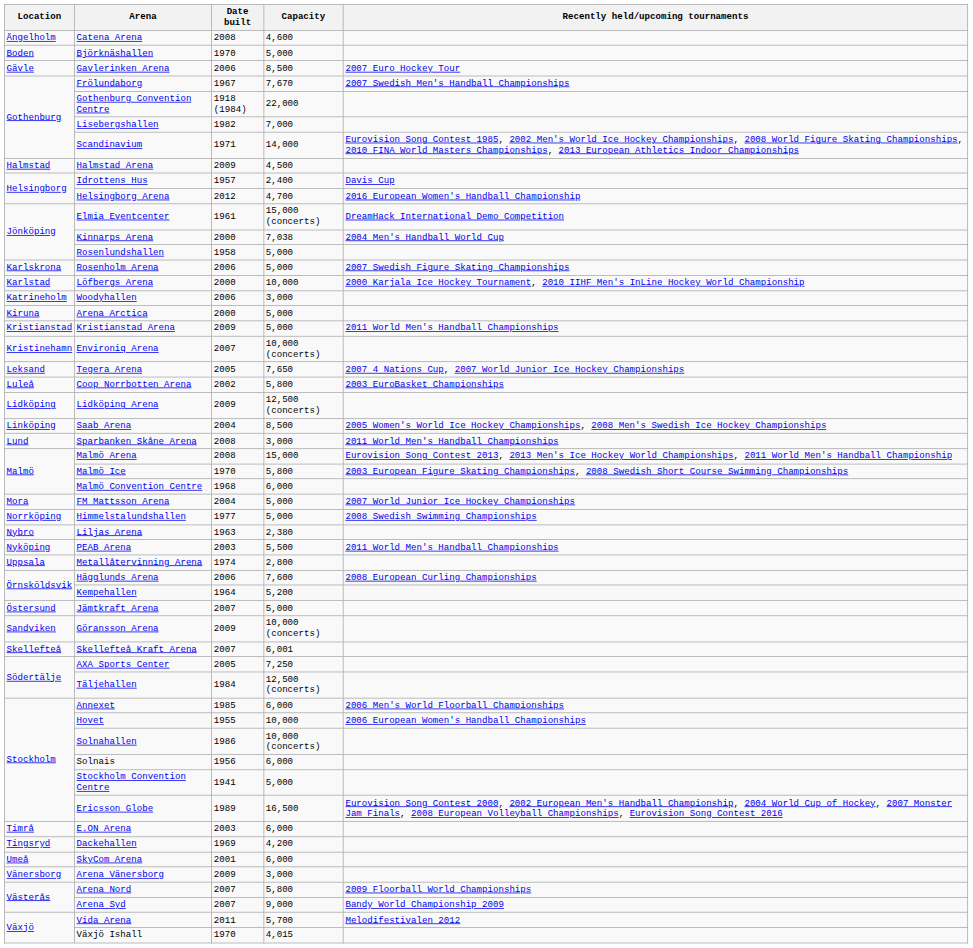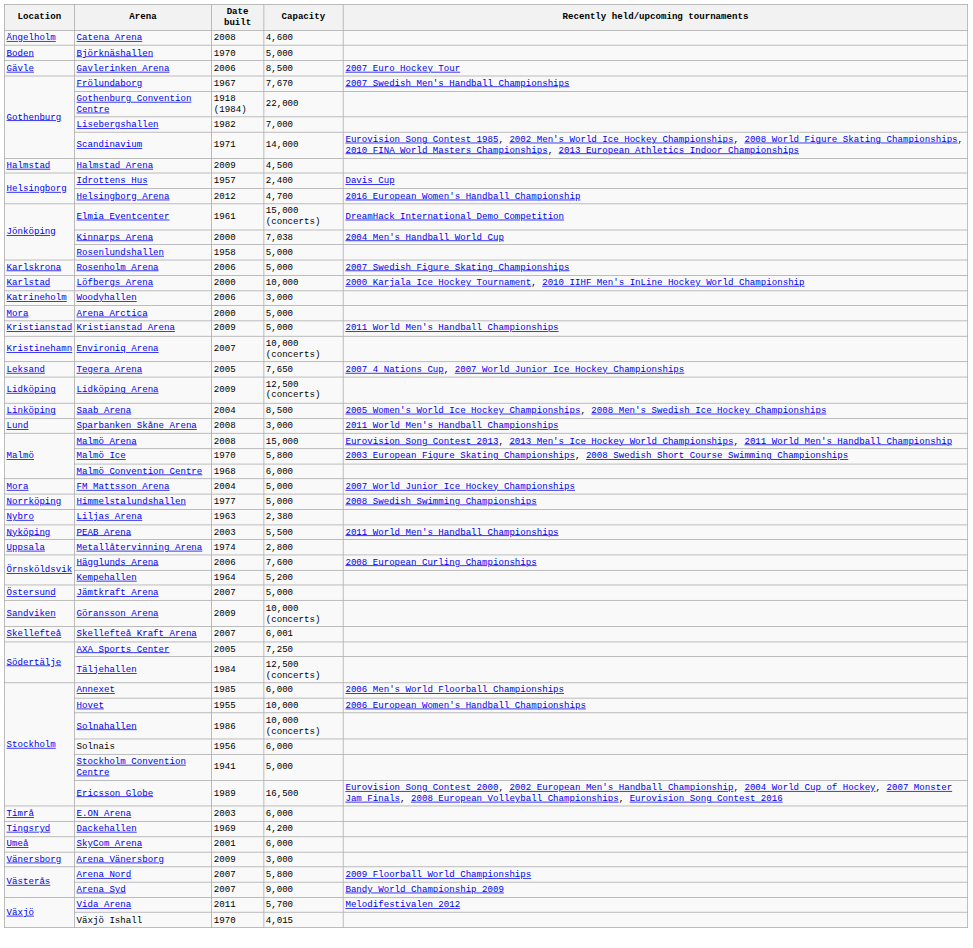(23, 313) Kiruna -> (18, 313) Mora
- row: (134, 385)
